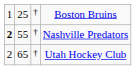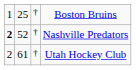(23, 34) 55 -> (23, 34) 52
(23, 54) 65 -> (23, 54) 61
